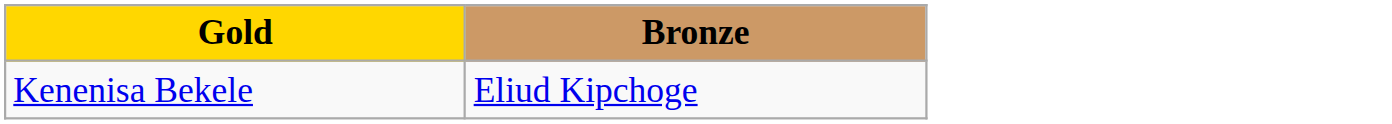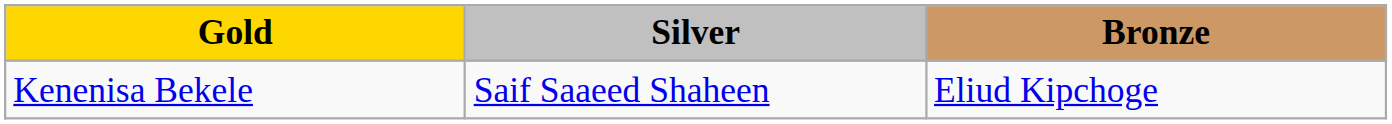+ column: (696, 32)
